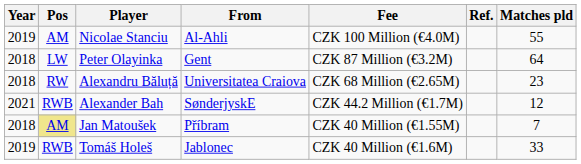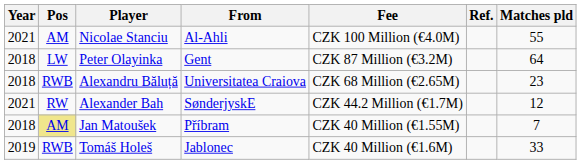(22, 37) 2019 -> (22, 37) 2021
(57, 81) RW -> (57, 81) RWB
(57, 103) RWB -> (57, 103) RW
